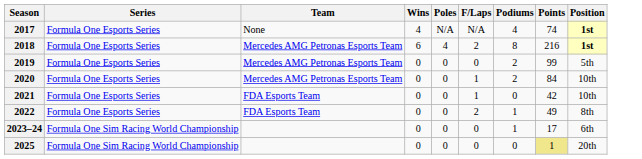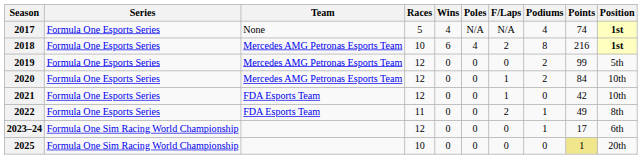+ column: (420, 13)
